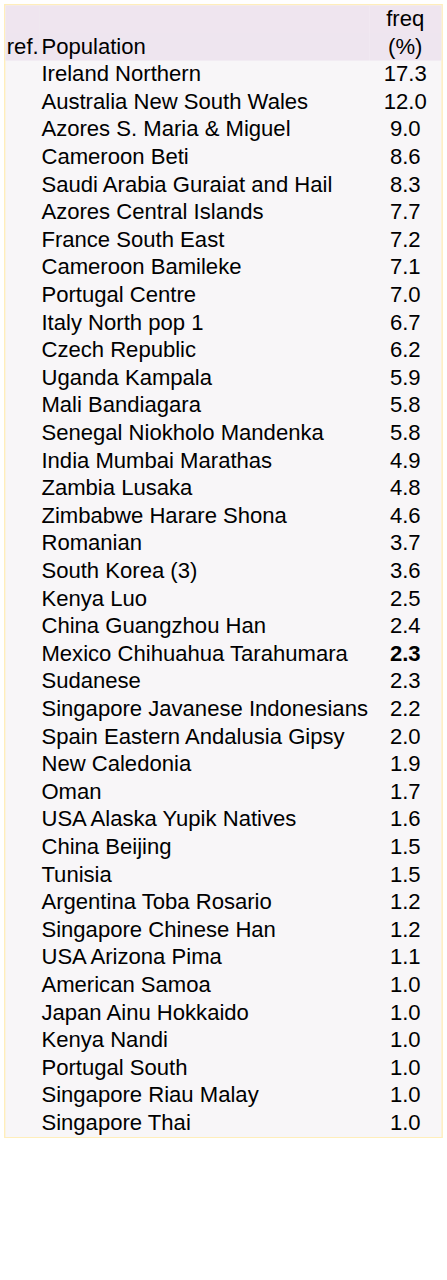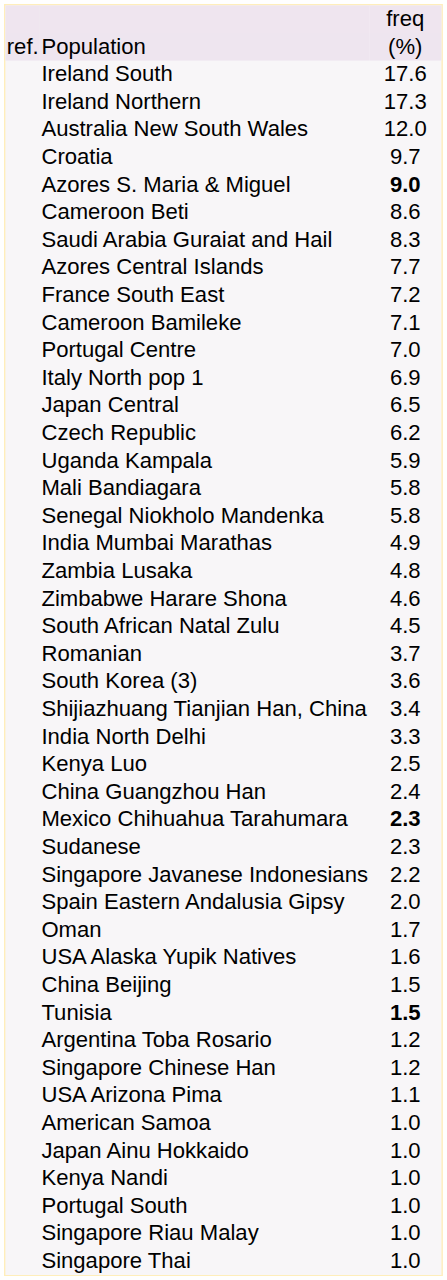+ row: (107, 74)
+ row: (77, 156)
(405, 129) normal -> (405, 184) bold
(405, 322) 6.7 -> (405, 377) 6.9
+ row: (110, 405)
+ row: (160, 626)
+ row: (204, 708)
+ row: (124, 736)
- row: (116, 764)
(405, 874) normal -> (405, 1012) bold
